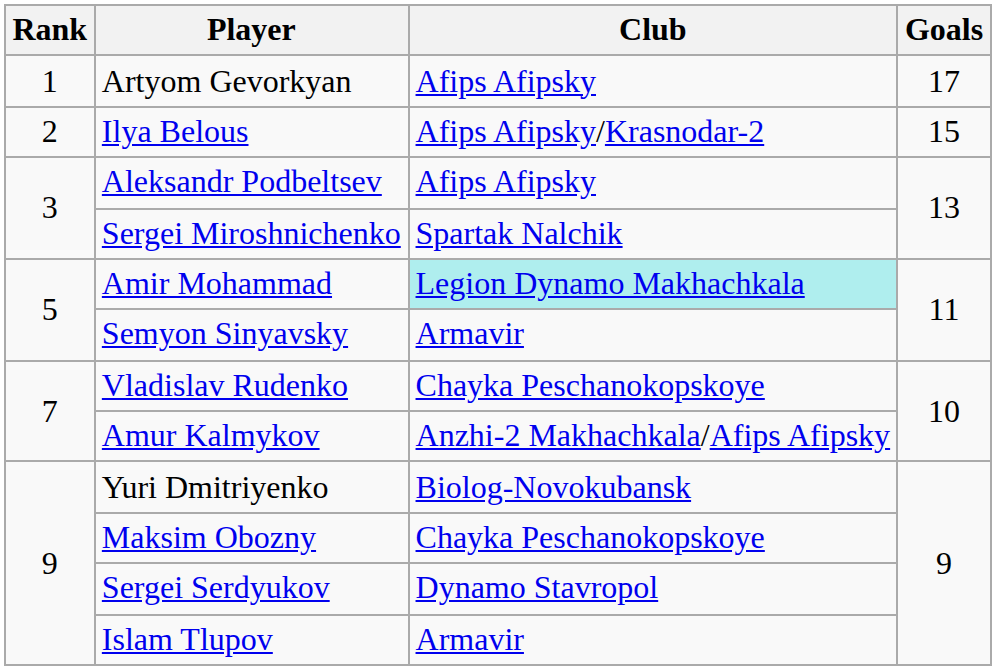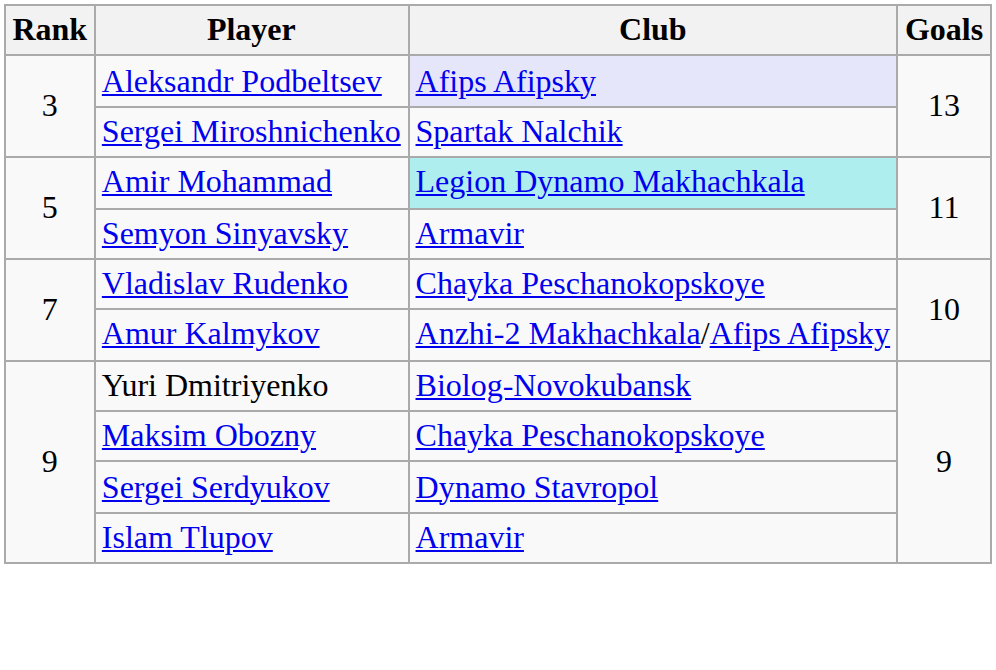- row: (227, 80)
- row: (175, 131)
(506, 182) no background -> (506, 80) lavender background
